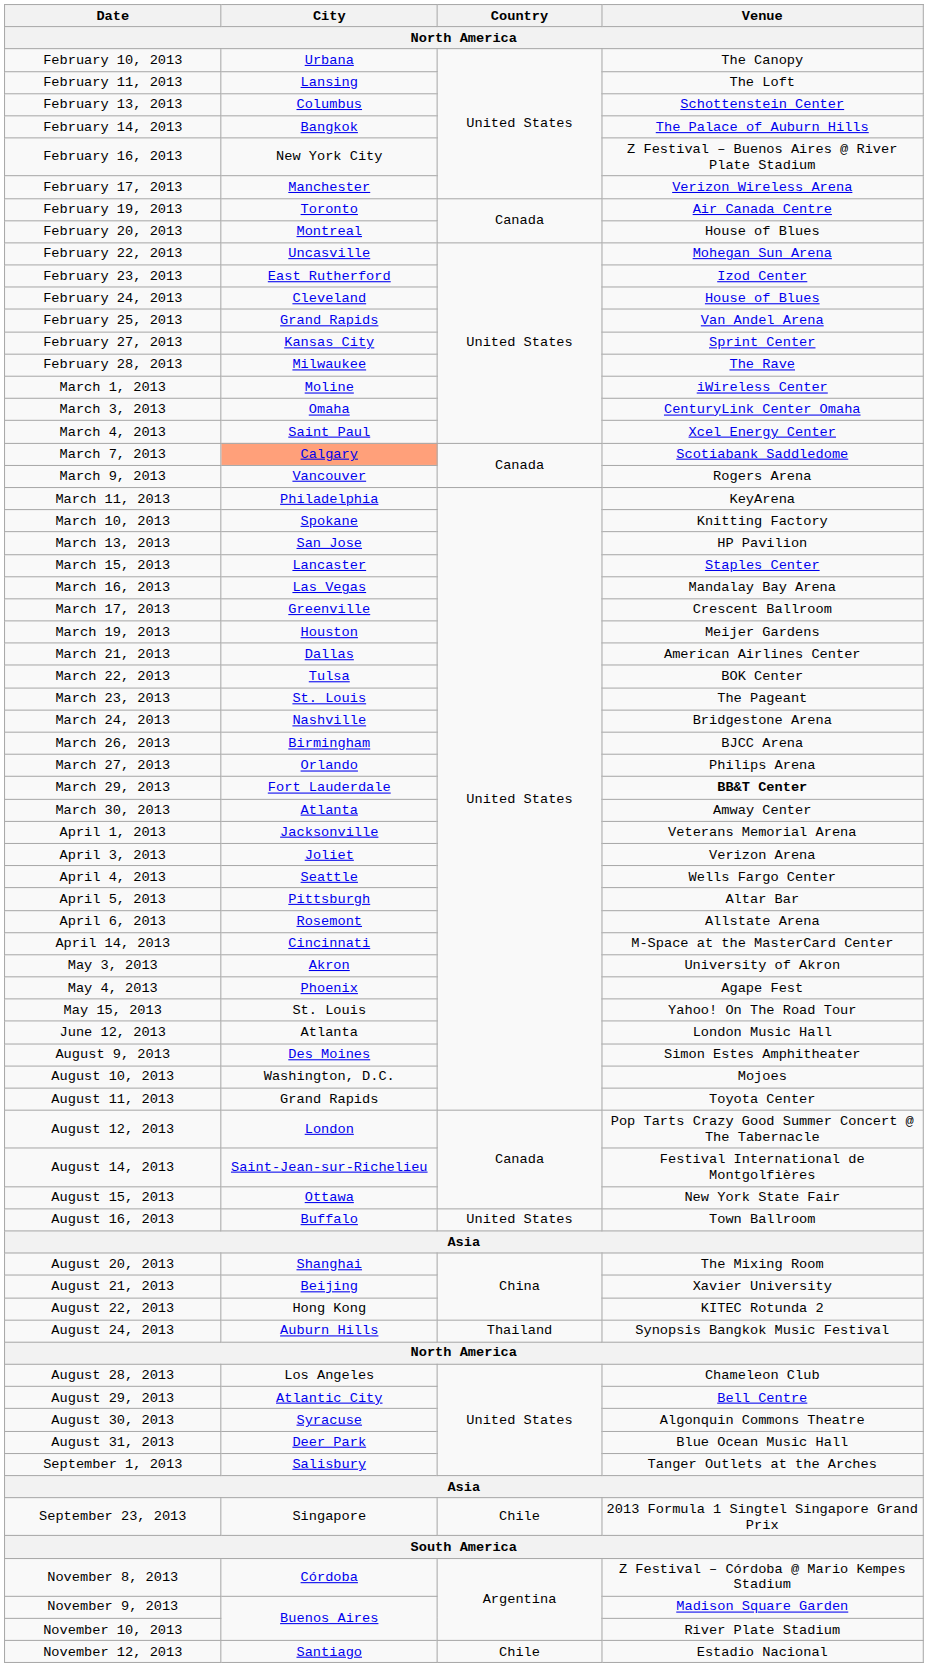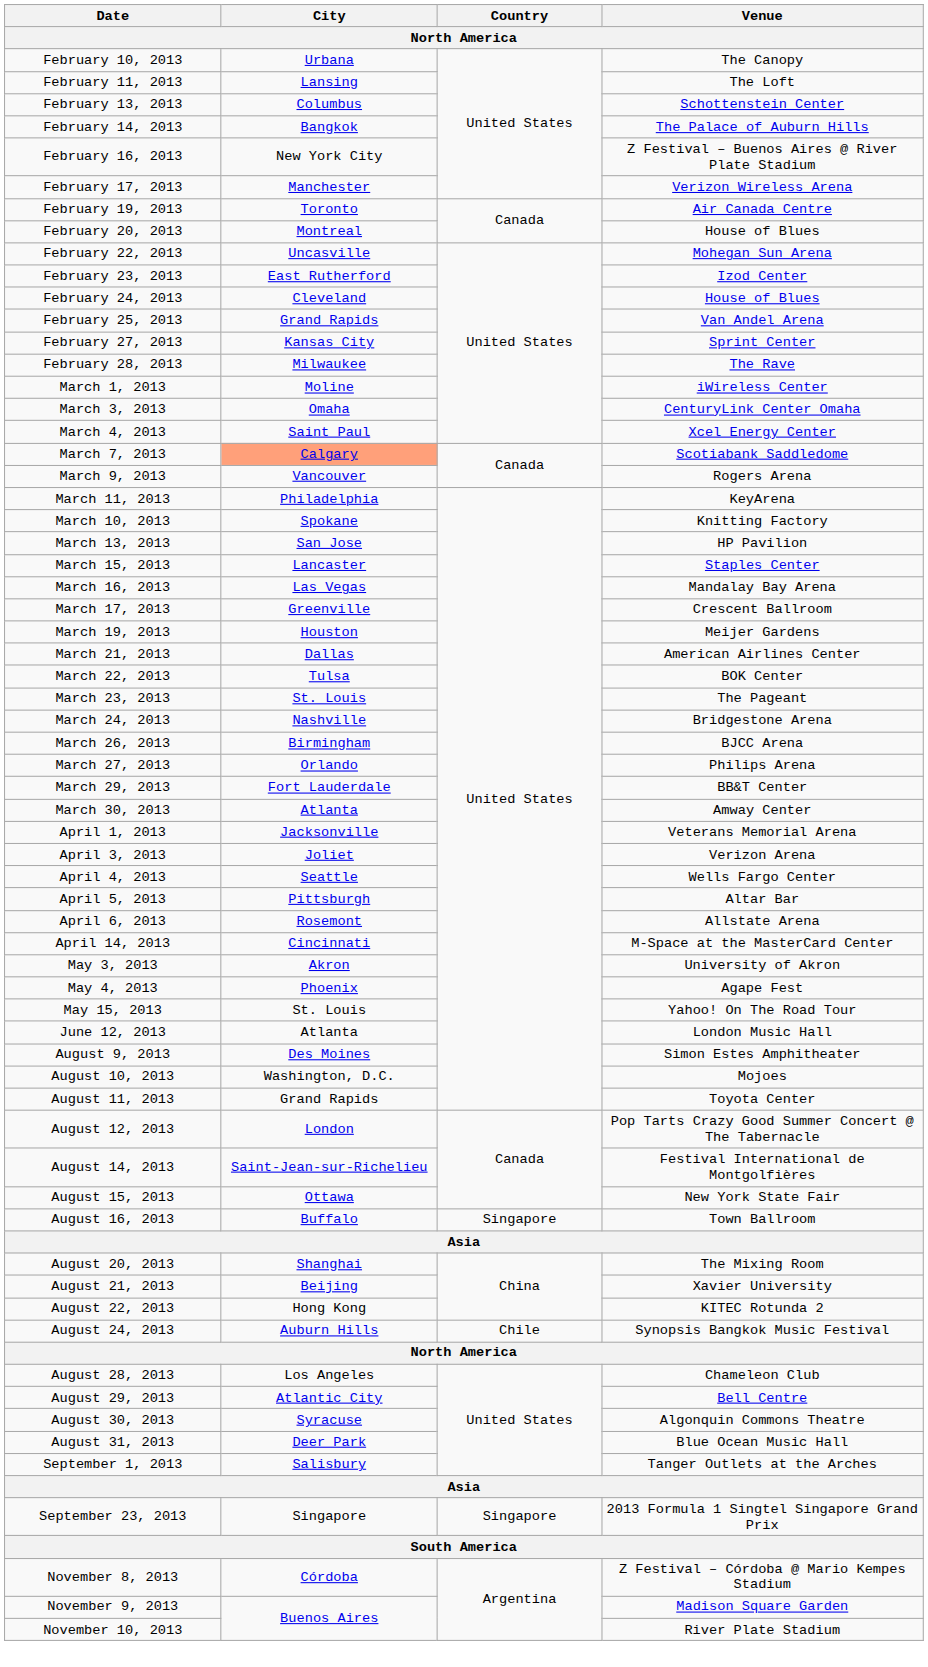(762, 788) bold -> (762, 788) normal
(520, 1220) United States -> (520, 1220) Singapore
(520, 1331) Thailand -> (520, 1331) Chile
(520, 1517) Chile -> (520, 1517) Singapore
- row: (113, 1652)
